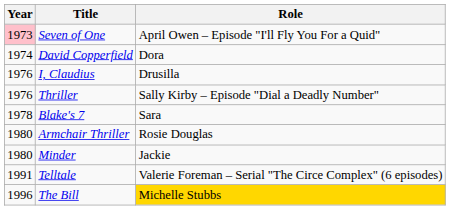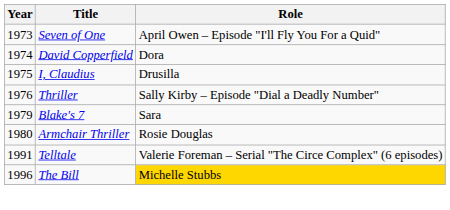(20, 34) pink background -> (20, 34) no background
(20, 74) 1976 -> (20, 74) 1975
(20, 114) 1978 -> (20, 114) 1979
- row: (57, 154)
